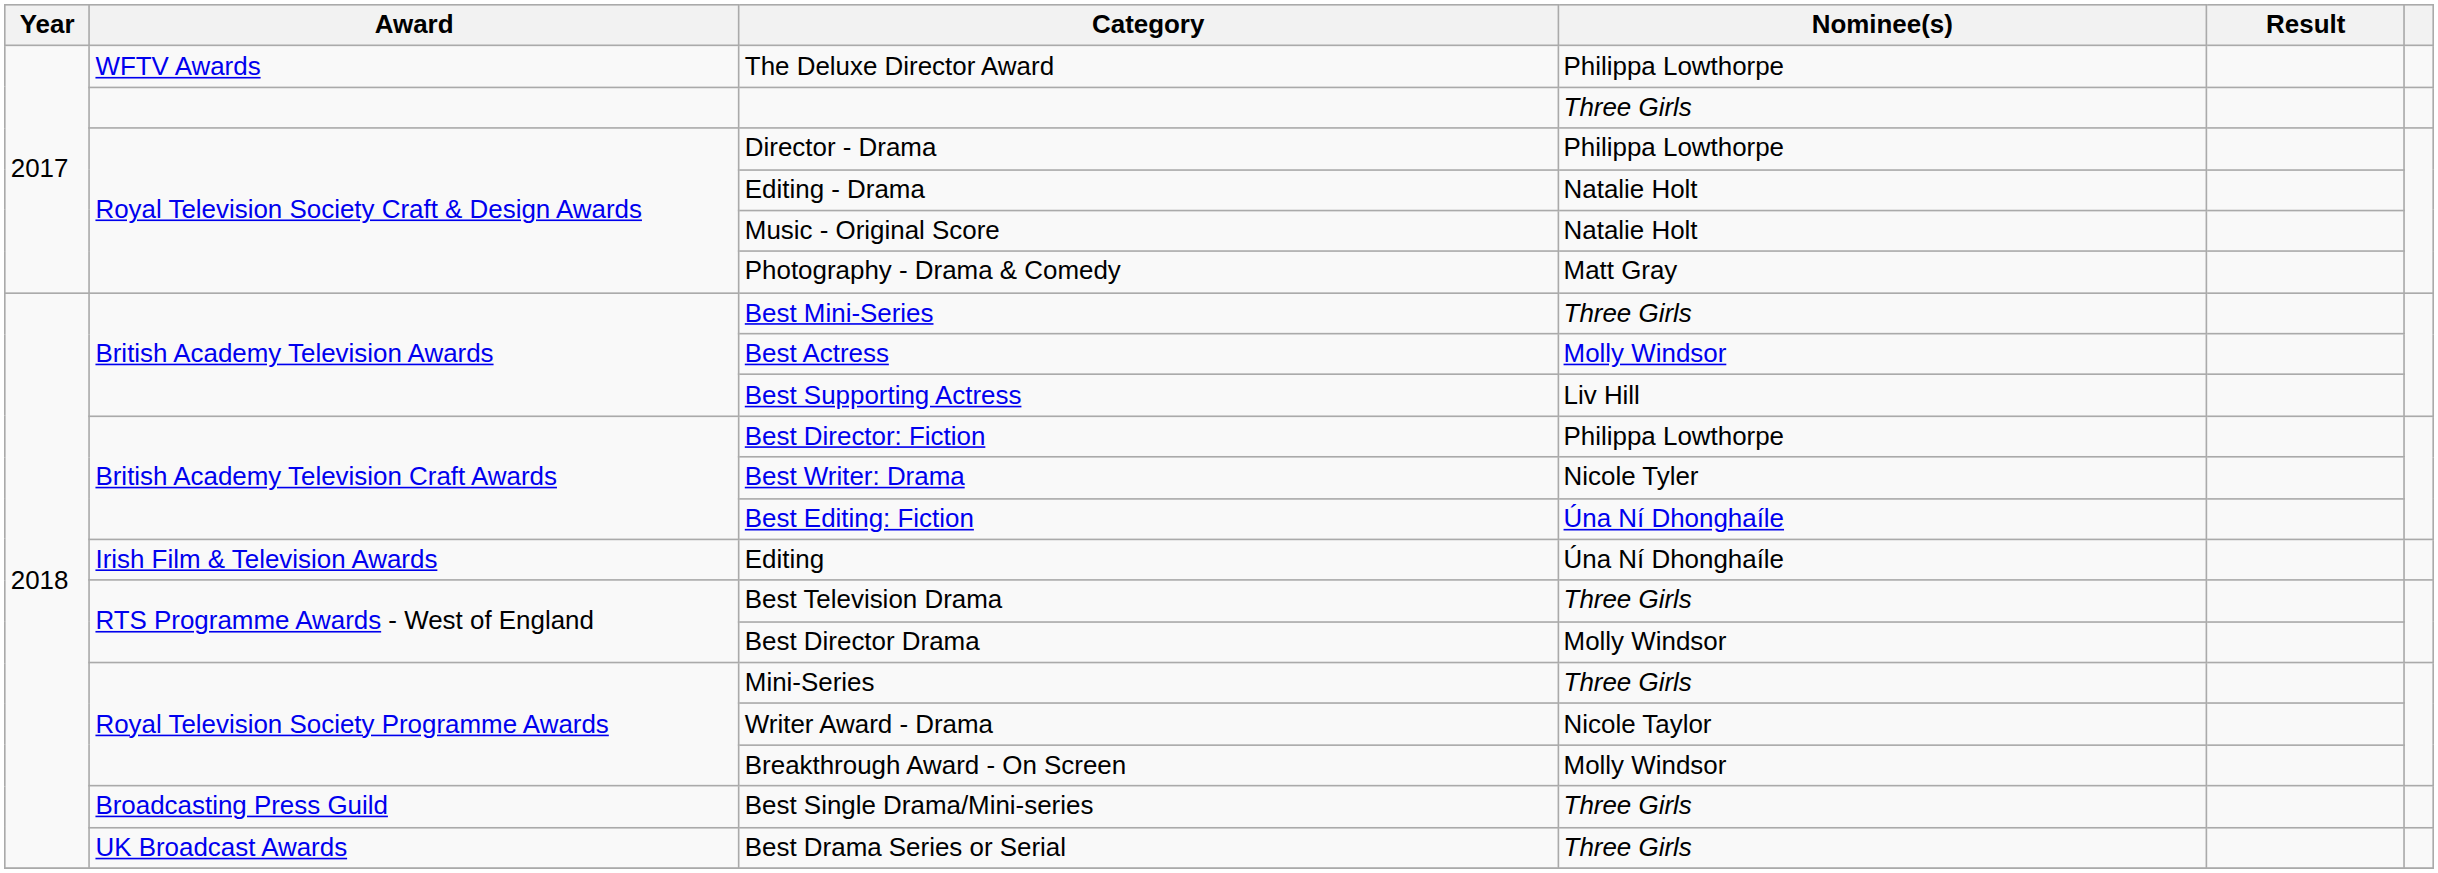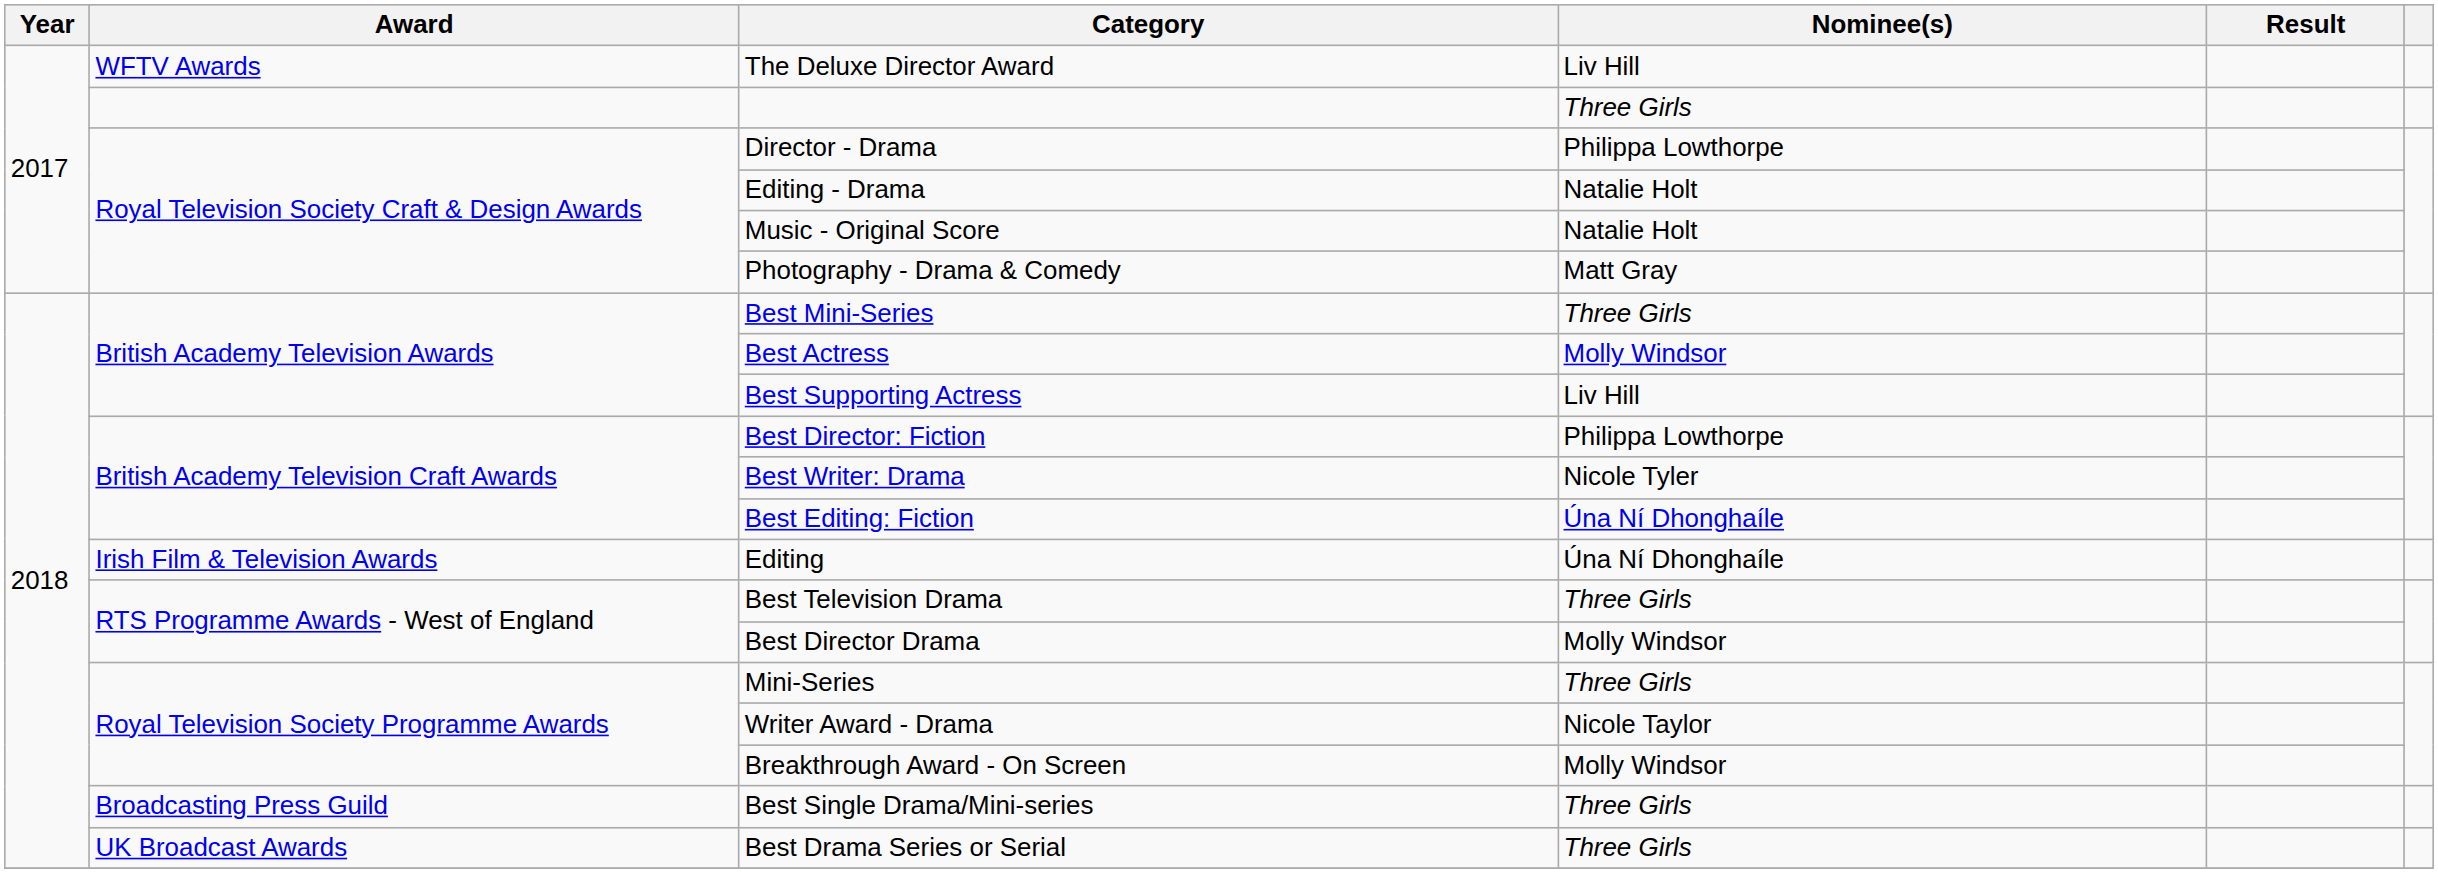(1674, 66) Philippa Lowthorpe -> (1602, 66) Liv Hill
